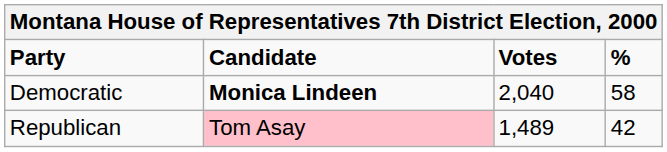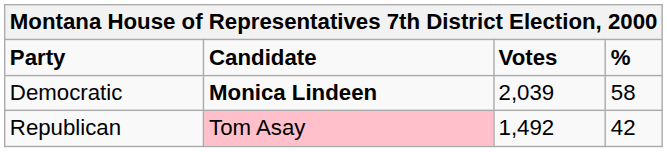(526, 92) 2,040 -> (526, 92) 2,039
(526, 127) 1,489 -> (526, 127) 1,492
